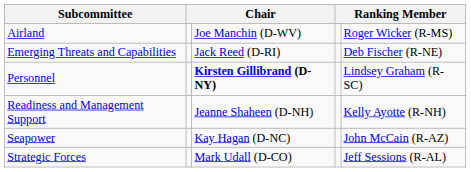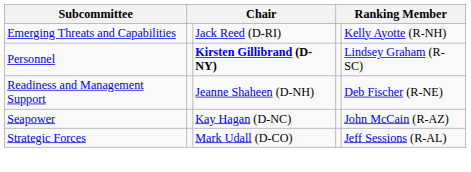- row: (26, 33)
(393, 52) Deb Fischer (R-NE) -> (395, 33) Kelly Ayotte (R-NH)
(395, 111) Kelly Ayotte (R-NH) -> (393, 92) Deb Fischer (R-NE)
